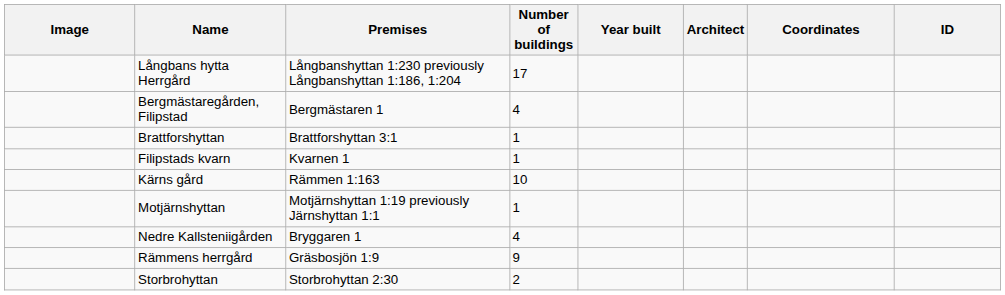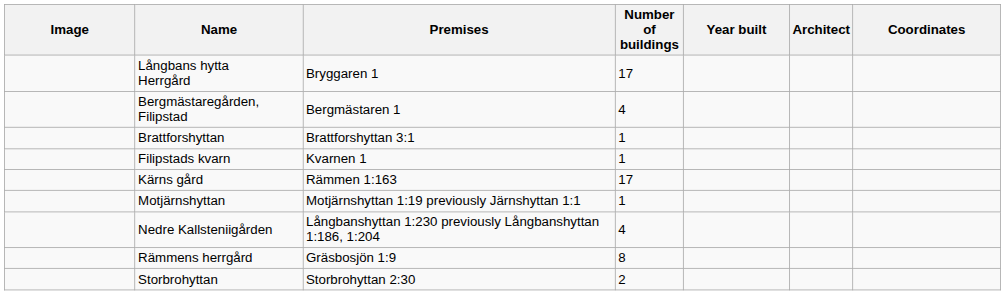- column: (947, 29)
(386, 73) Långbanshyttan 1:230 previously Långbanshyttan 1:186, 1:204 -> (342, 73) Bryggaren 1
(520, 180) 10 -> (626, 180) 17
(325, 237) Bryggaren 1 -> (453, 229) Långbanshyttan 1:230 previously Långbanshyttan 1:186, 1:204
(516, 258) 9 -> (622, 258) 8
